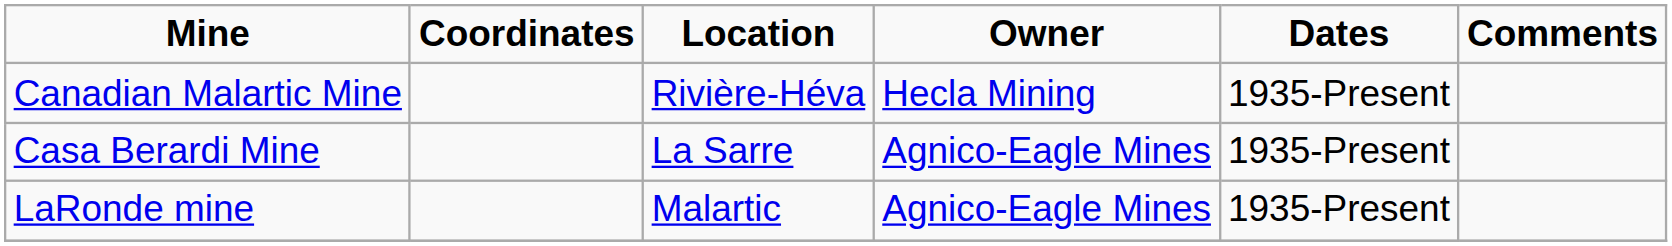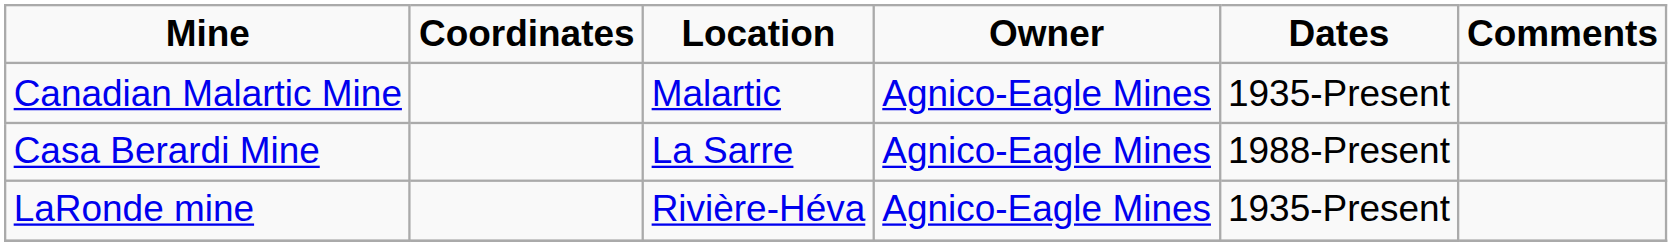(758, 92) Rivière-Héva -> (716, 92) Malartic
(989, 92) Hecla Mining -> (1047, 92) Agnico-Eagle Mines
(1339, 151) 1935-Present -> (1339, 151) 1988-Present
(716, 209) Malartic -> (758, 209) Rivière-Héva
